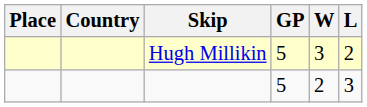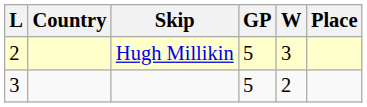columns swapped: (33, 20) <-> (351, 20)
